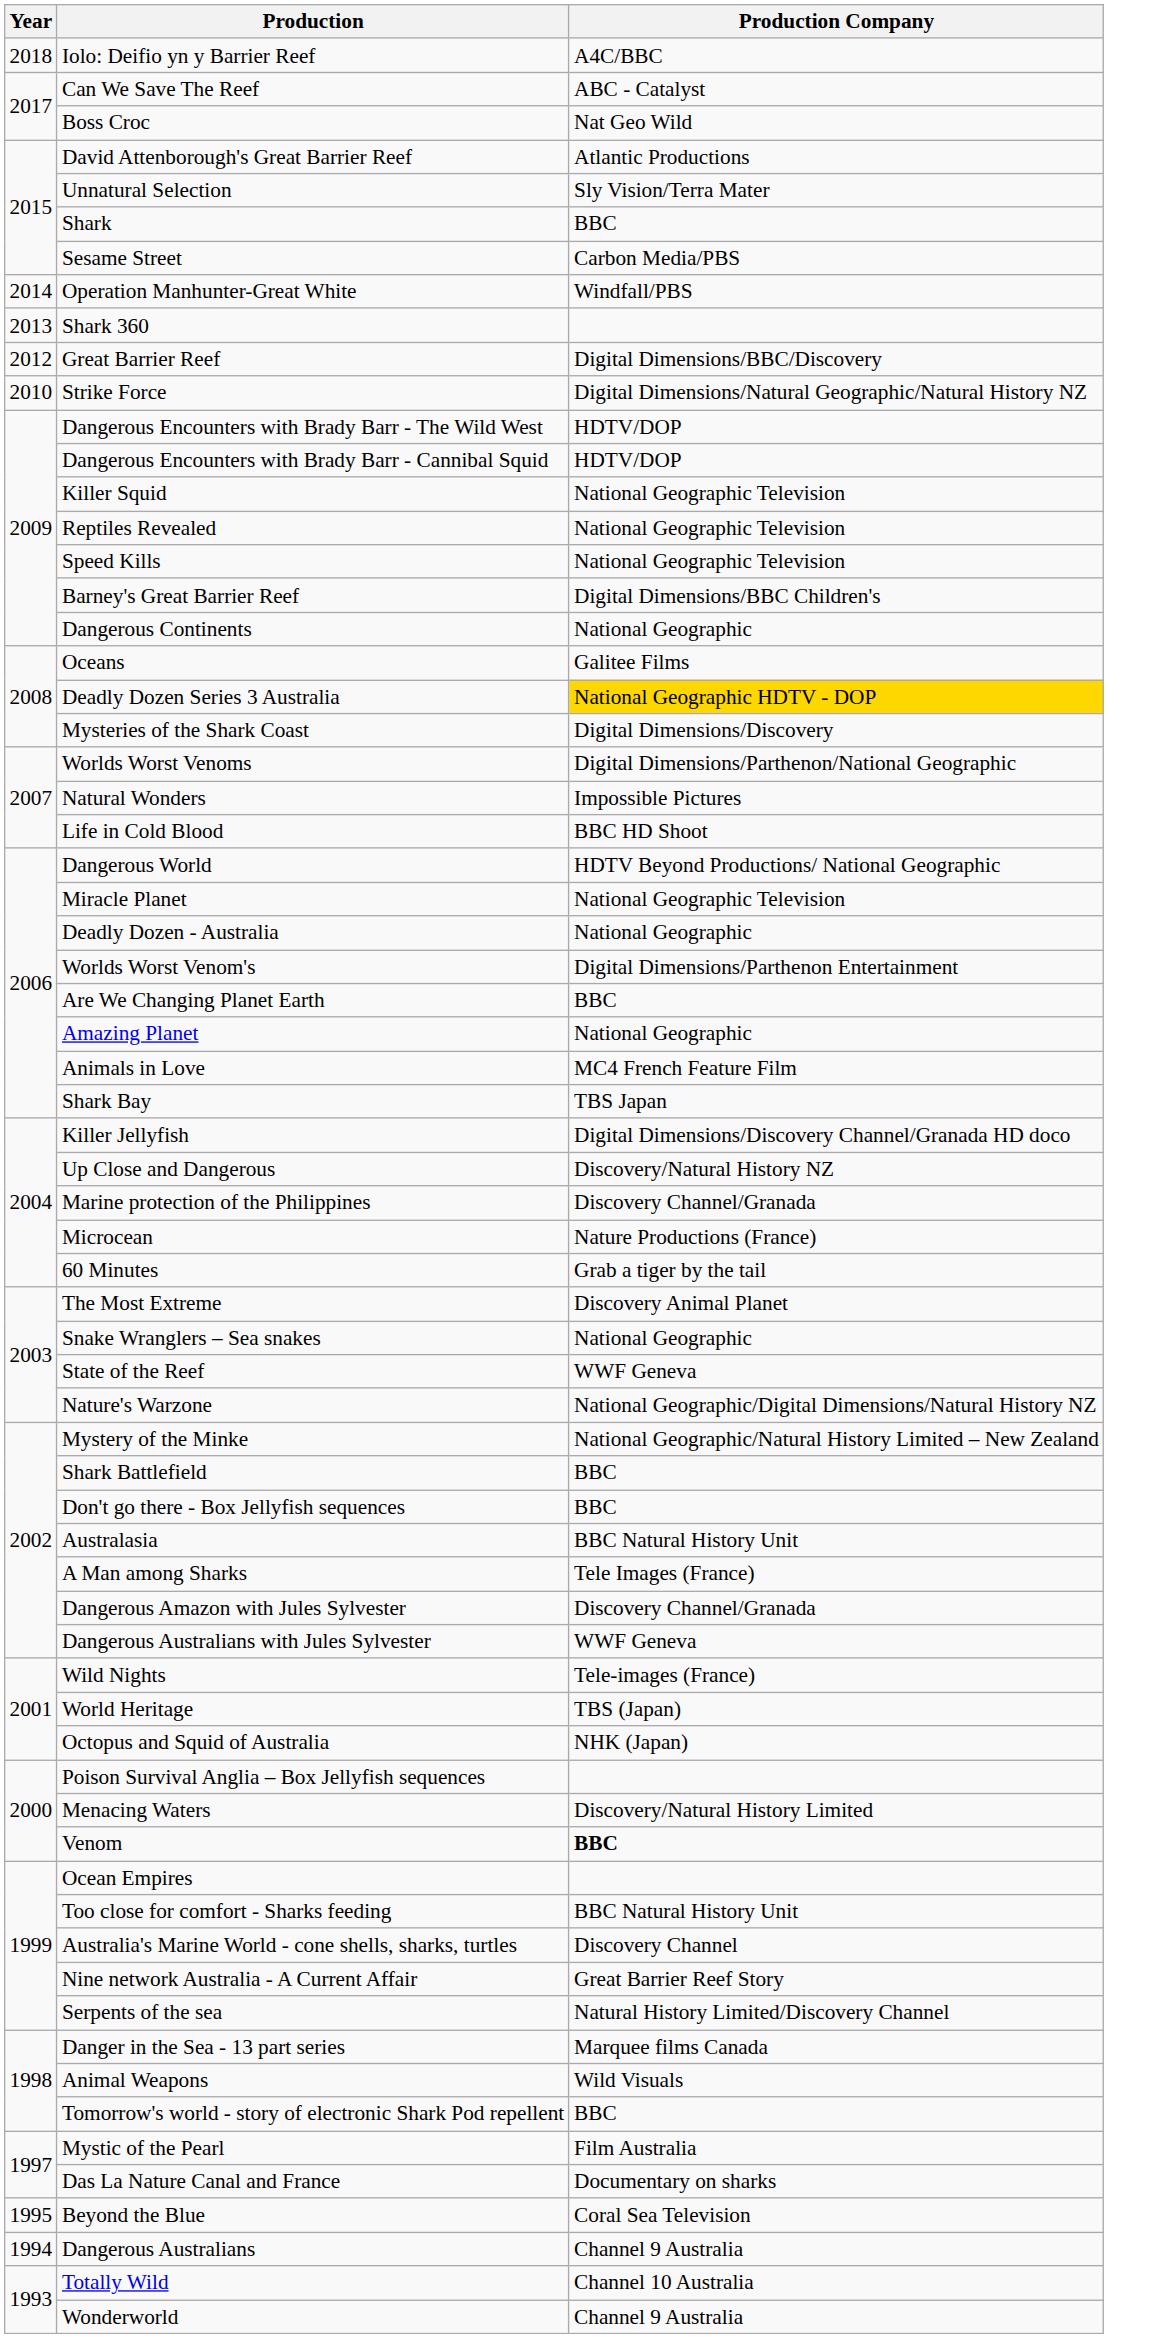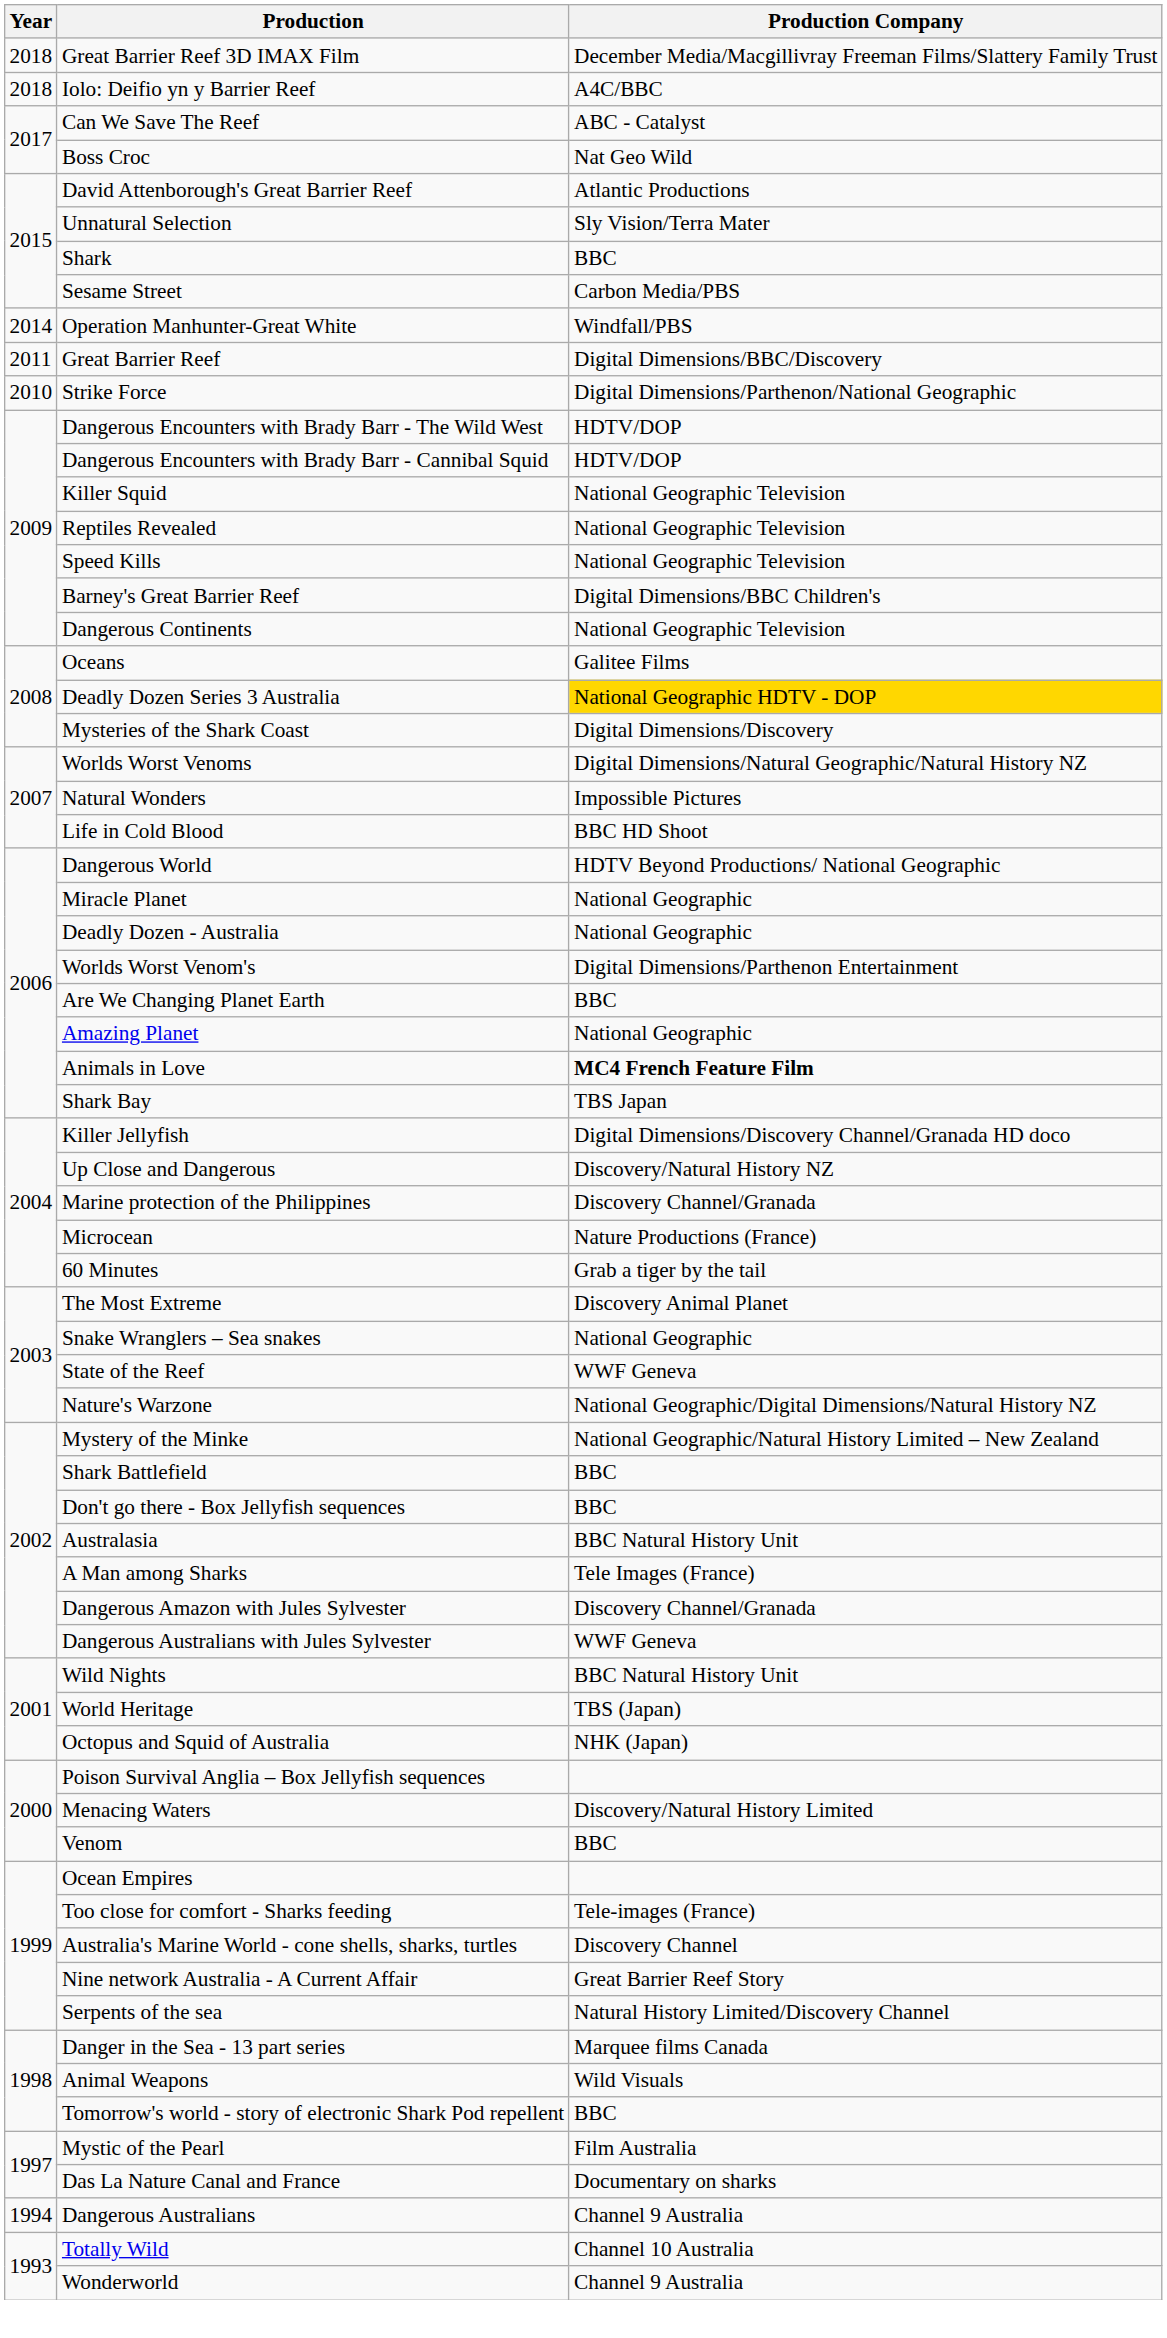+ row: (211, 55)
- row: (105, 325)
(31, 358) 2012 -> (30, 358) 2011
(831, 392) Digital Dimensions/Natural Geographic/Natural History NZ -> (795, 392) Digital Dimensions/Parthenon/National Geographic
(663, 628) National Geographic -> (710, 628) National Geographic Television
(795, 763) Digital Dimensions/Parthenon/National Geographic -> (831, 763) Digital Dimensions/Natural Geographic/Natural History NZ
(710, 898) National Geographic Television -> (663, 898) National Geographic
(685, 1067) normal -> (694, 1067) bold
(665, 1675) Tele-images (France) -> (686, 1675) BBC Natural History Unit
(596, 1843) bold -> (595, 1843) normal
(686, 1911) BBC Natural History Unit -> (665, 1911) Tele-images (France)
- row: (133, 2215)
